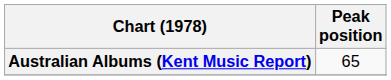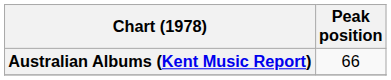(351, 61) 65 -> (351, 61) 66
